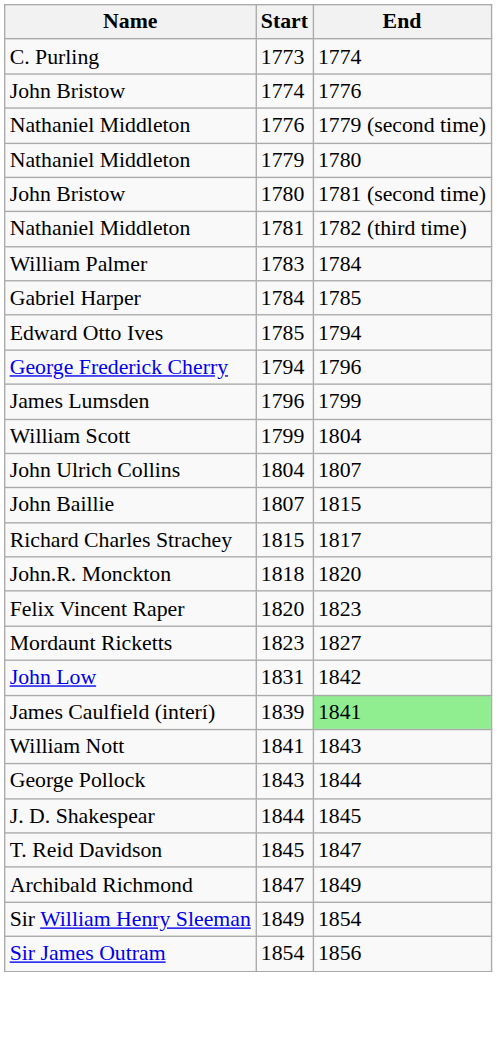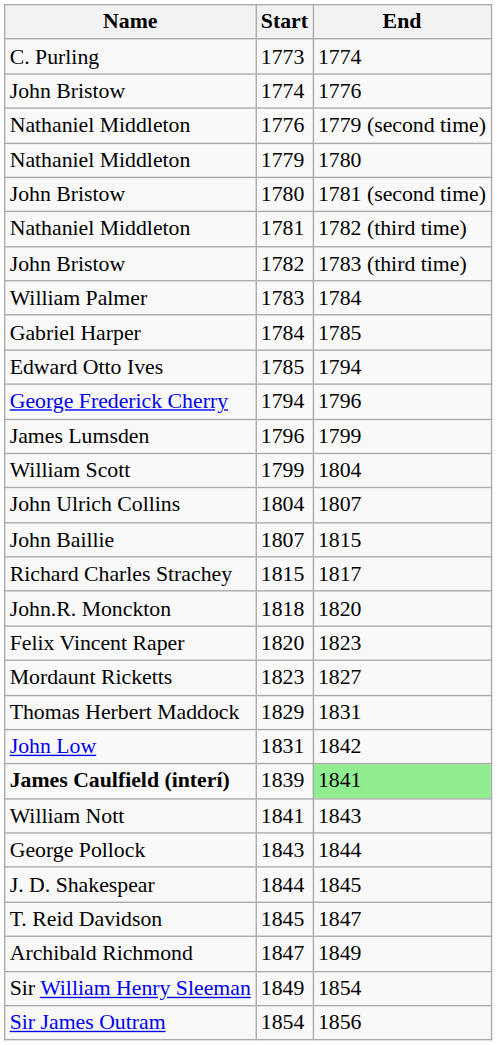+ row: (283, 263)
+ row: (283, 711)
(112, 711) normal -> (120, 780) bold
